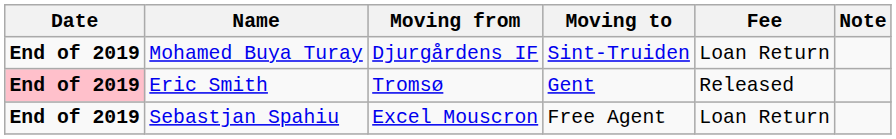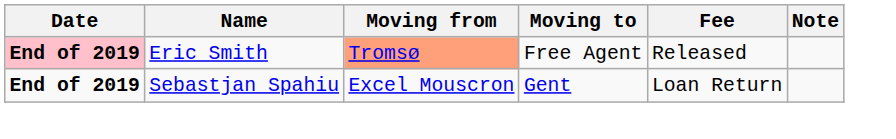- row: (256, 53)
(408, 85) no background -> (384, 53) lightsalmon background
(571, 85) Gent -> (583, 53) Free Agent
(607, 117) Free Agent -> (548, 85) Gent
